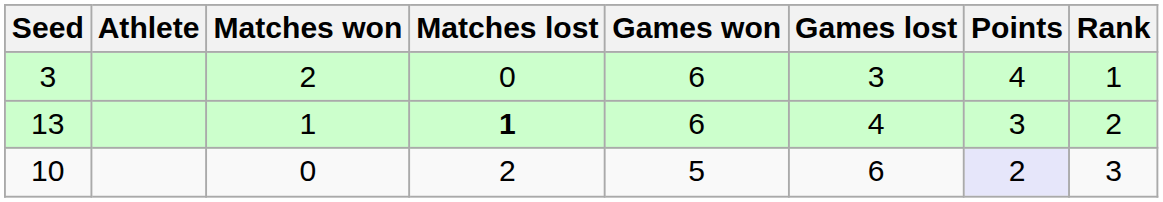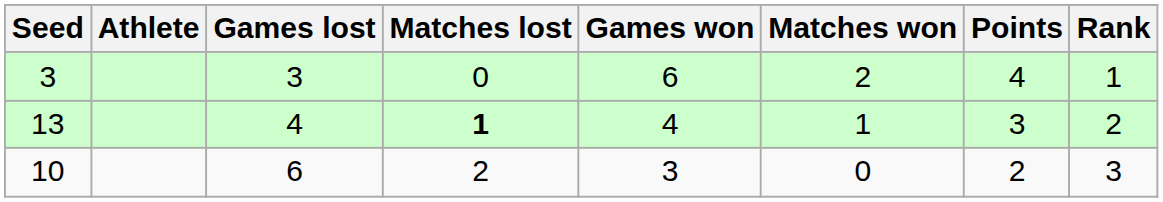columns swapped: (308, 28) <-> (876, 28)
(697, 123) 6 -> (670, 123) 4
(697, 171) 5 -> (670, 171) 3
(1017, 171) lavender background -> (1017, 171) no background
